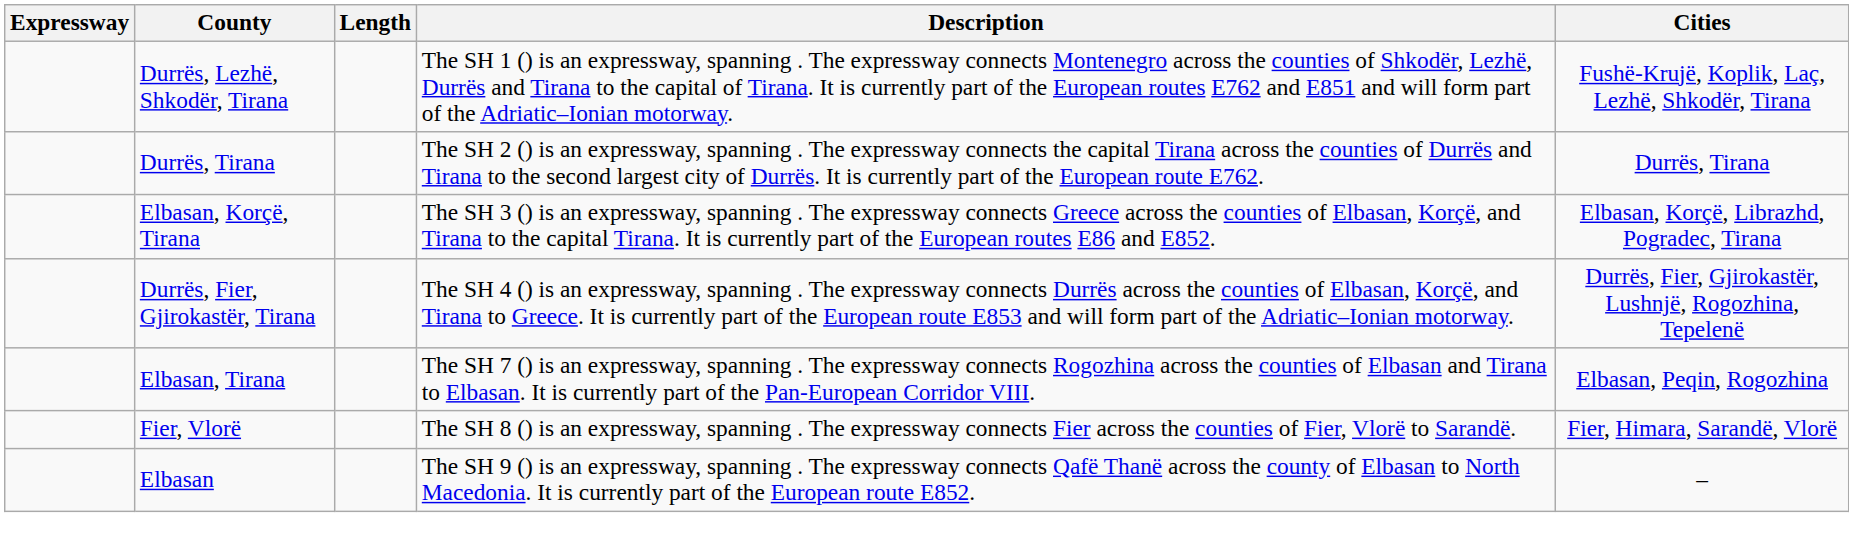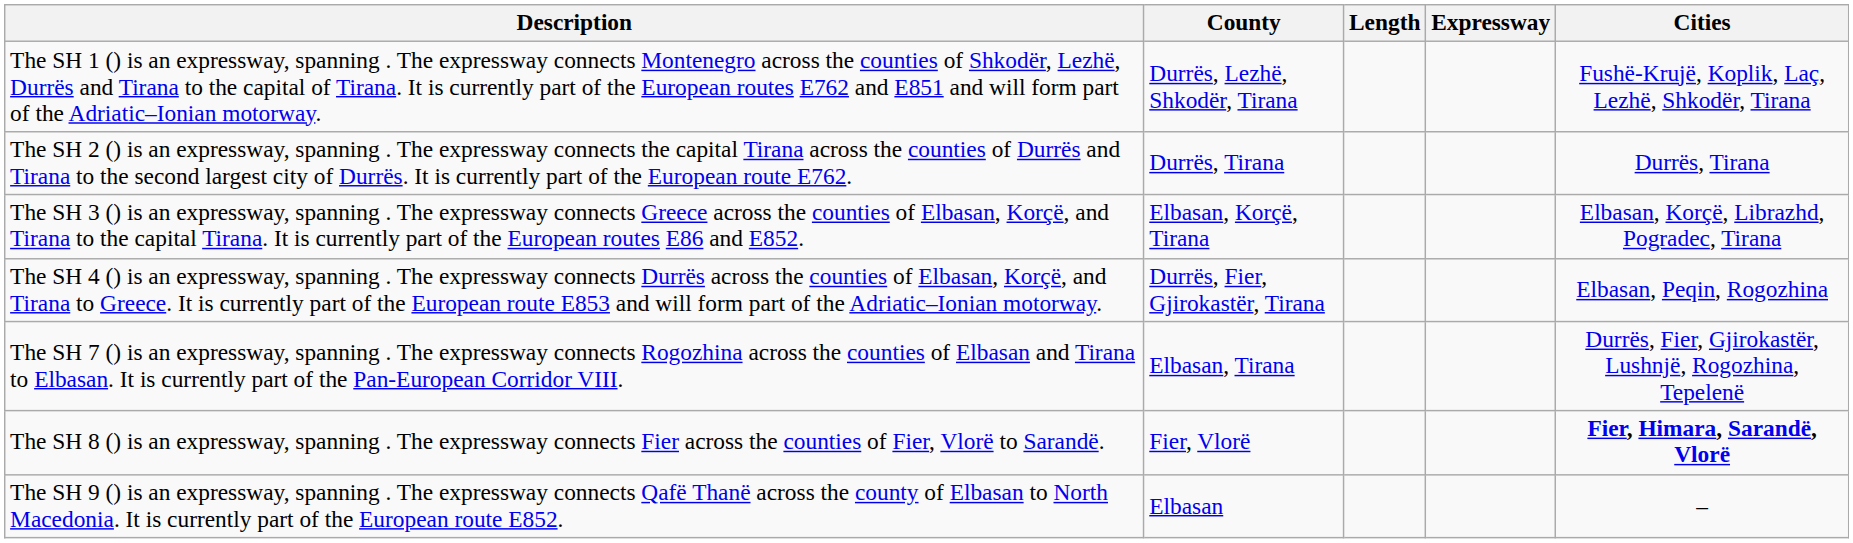columns swapped: (70, 23) <-> (986, 23)
(1702, 302) Durrës, Fier, Gjirokastër, Lushnjë, Rogozhina, Tepelenë -> (1702, 289) Elbasan, Peqin, Rogozhina
(1702, 379) Elbasan, Peqin, Rogozhina -> (1702, 365) Durrës, Fier, Gjirokastër, Lushnjë, Rogozhina, Tepelenë
(1702, 429) normal -> (1702, 442) bold
